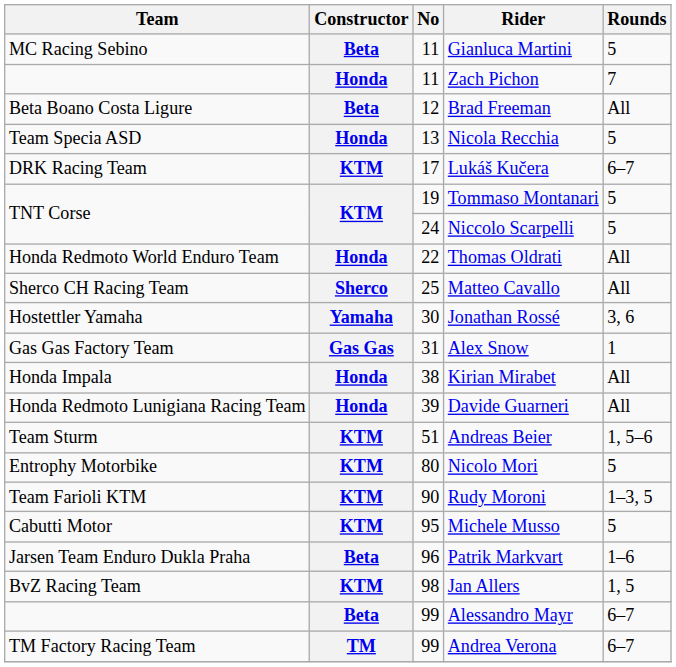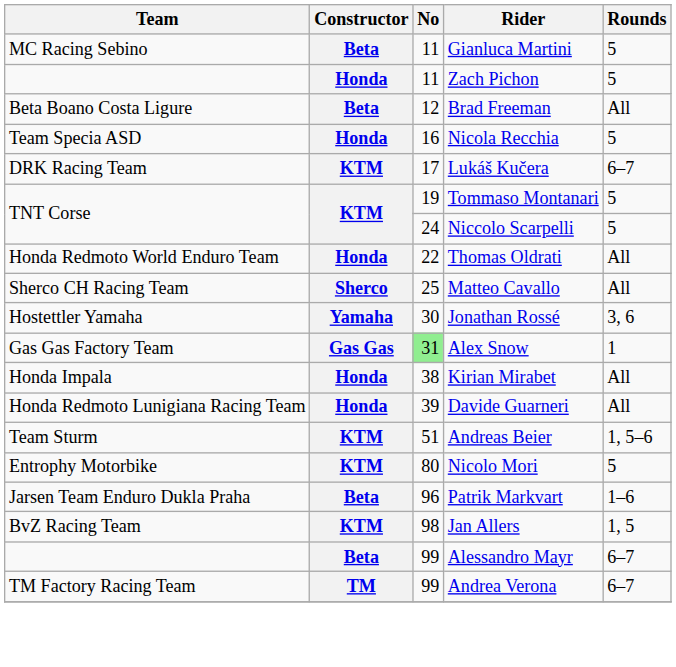(612, 78) 7 -> (612, 78) 5
(430, 138) 13 -> (430, 138) 16
(430, 347) no background -> (430, 347) lightgreen background
- row: (497, 496)
- row: (504, 526)
